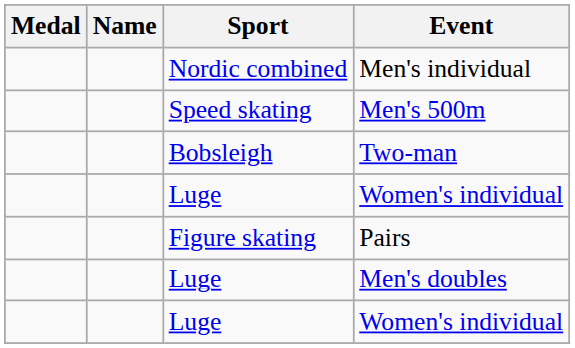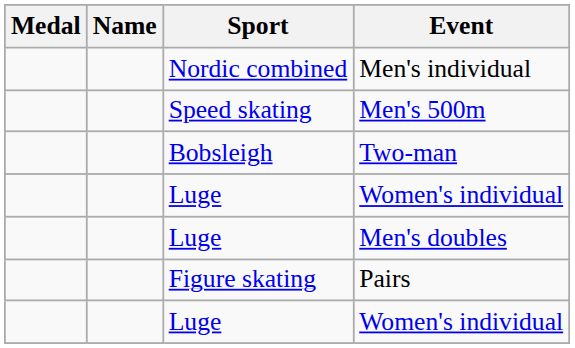rows swapped: (242, 237) <-> (195, 279)
